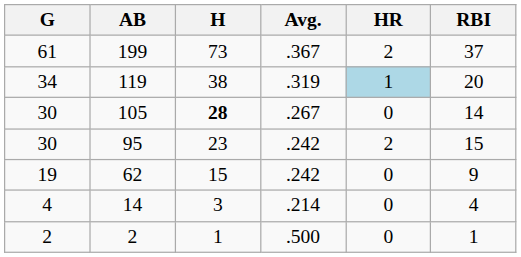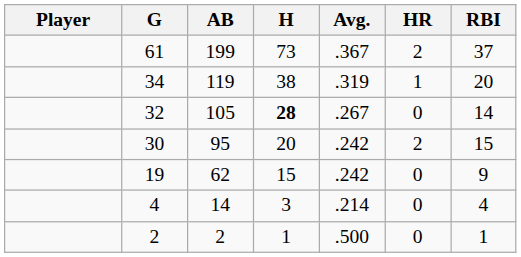+ column: (63, 19)
(388, 81) lightblue background -> (418, 81) no background
(47, 112) 30 -> (154, 112) 32
(218, 143) 23 -> (286, 143) 20
